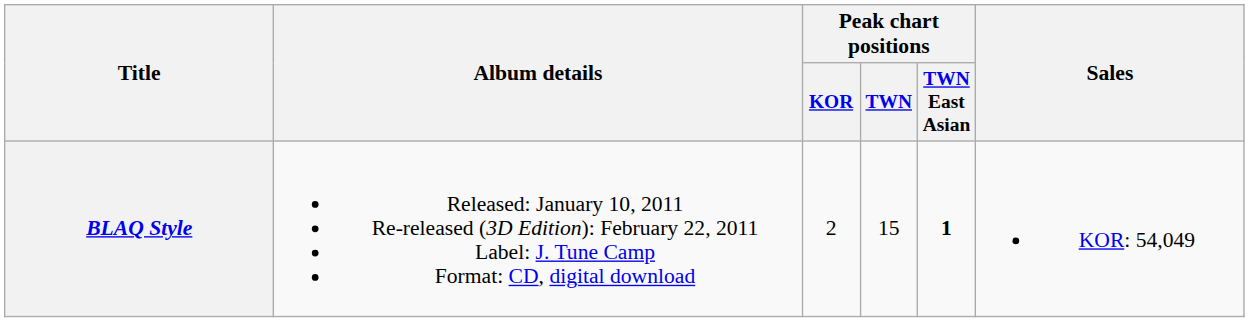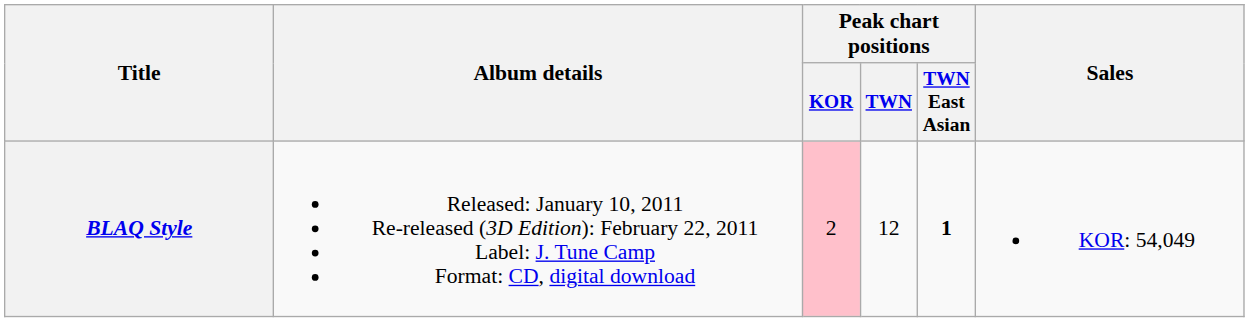(831, 228) no background -> (831, 228) pink background
(889, 228) 15 -> (889, 228) 12
